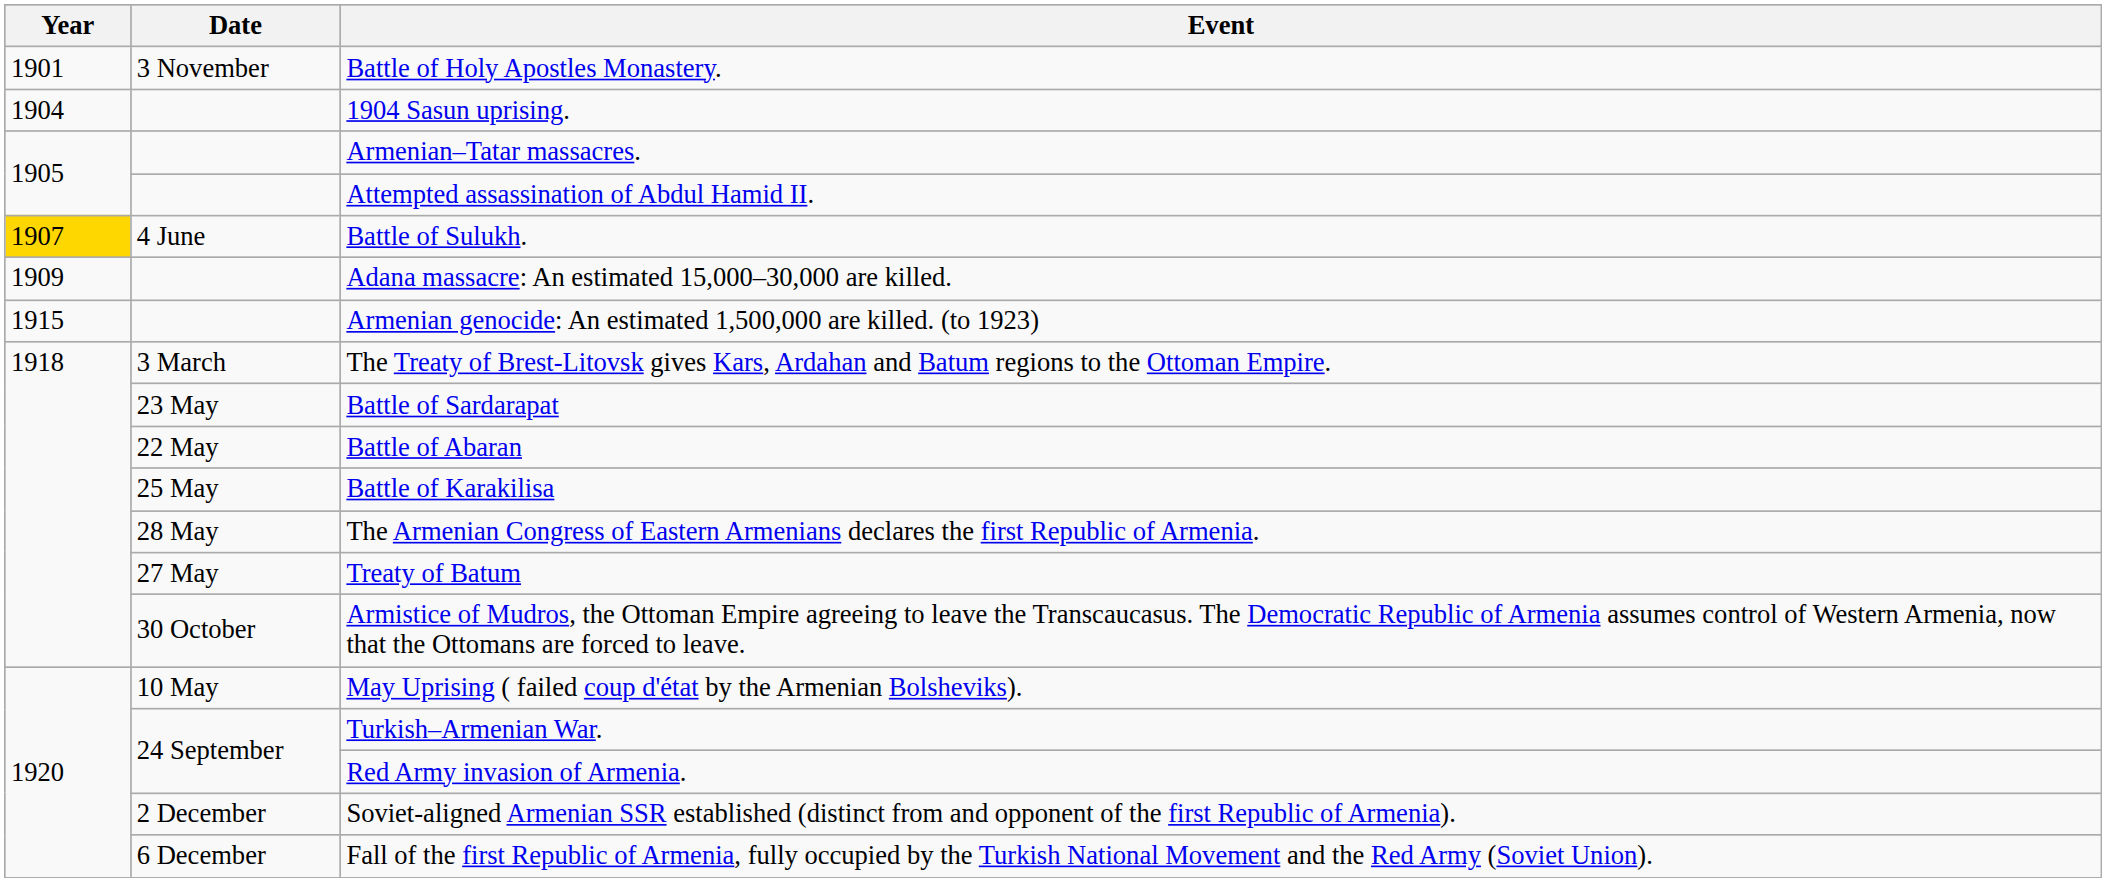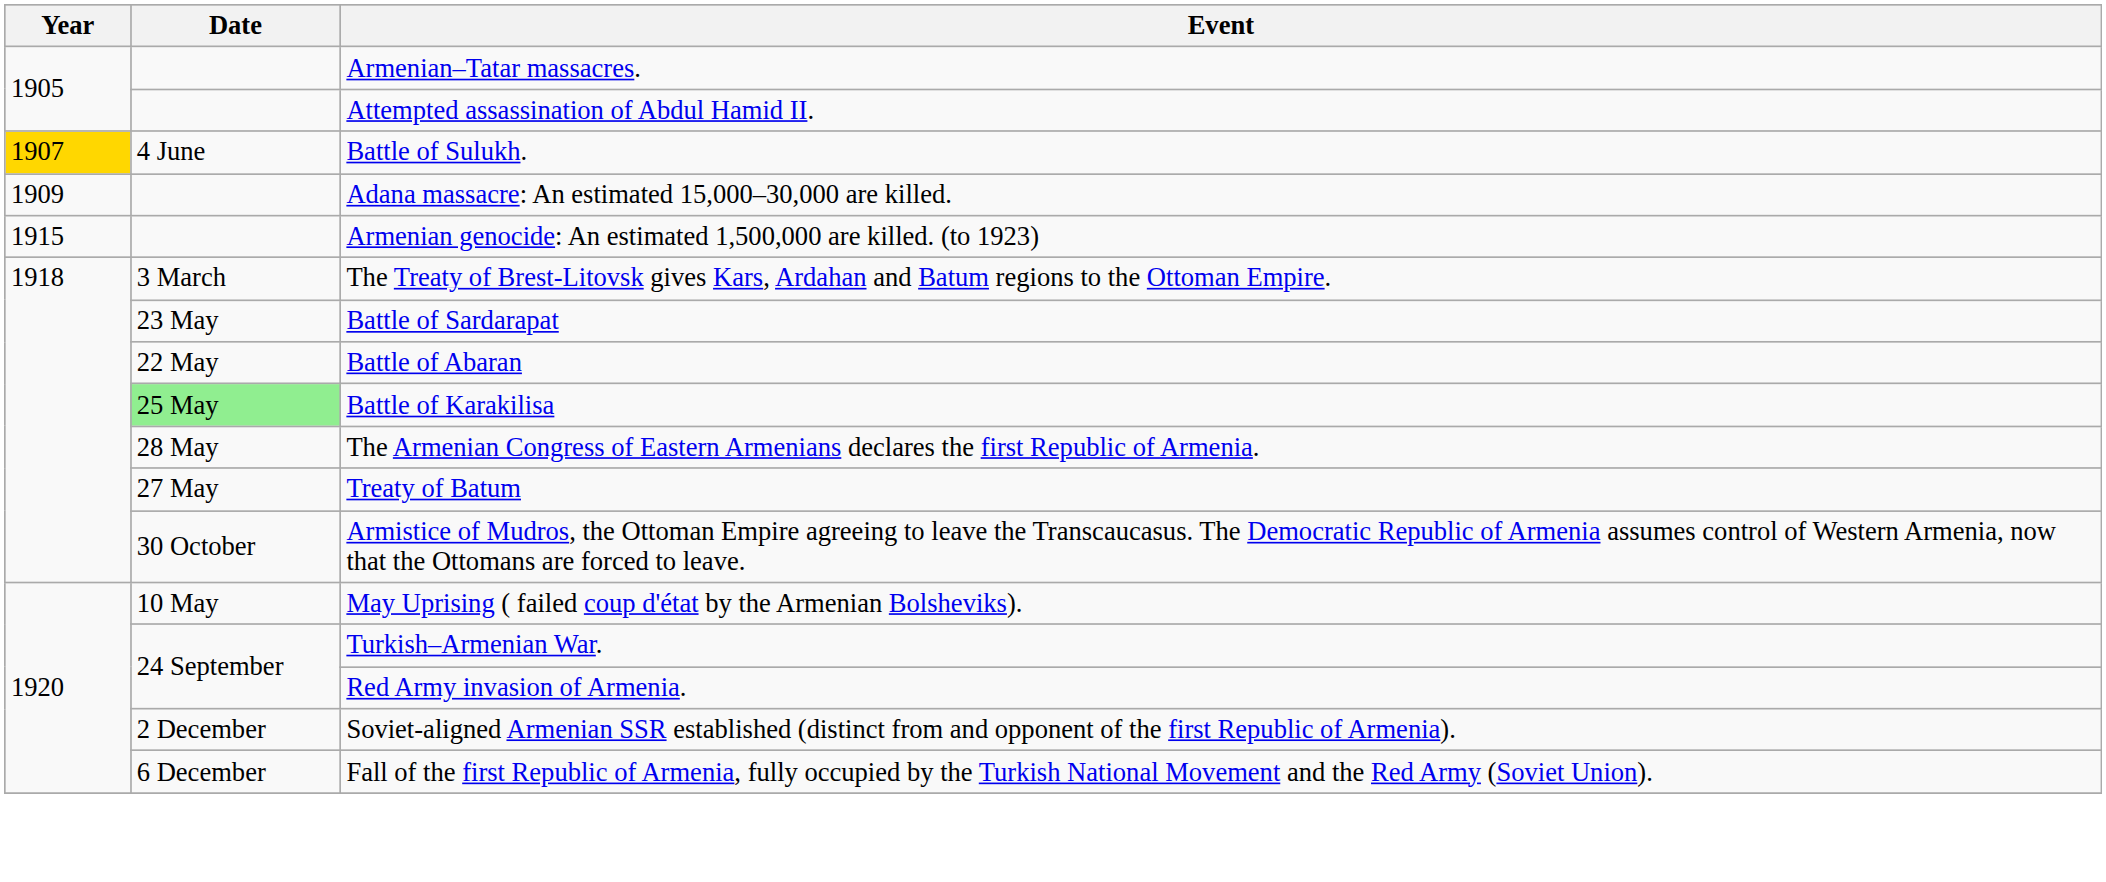- row: (534, 67)
- row: (458, 109)
(178, 488) no background -> (178, 404) lightgreen background
